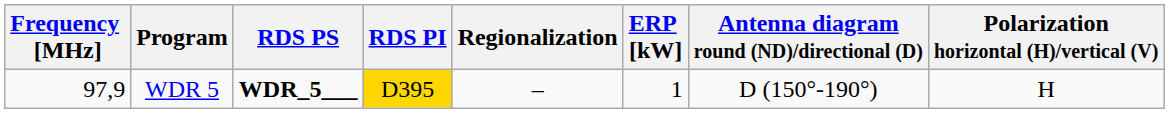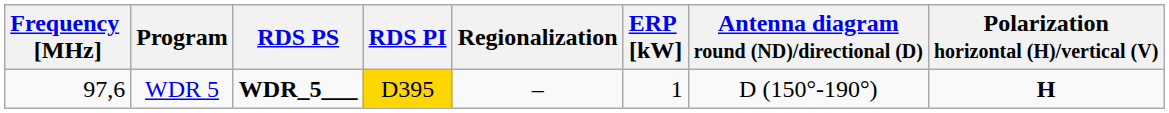(104, 88) 97,9 -> (104, 88) 97,6
(1046, 88) normal -> (1046, 88) bold
